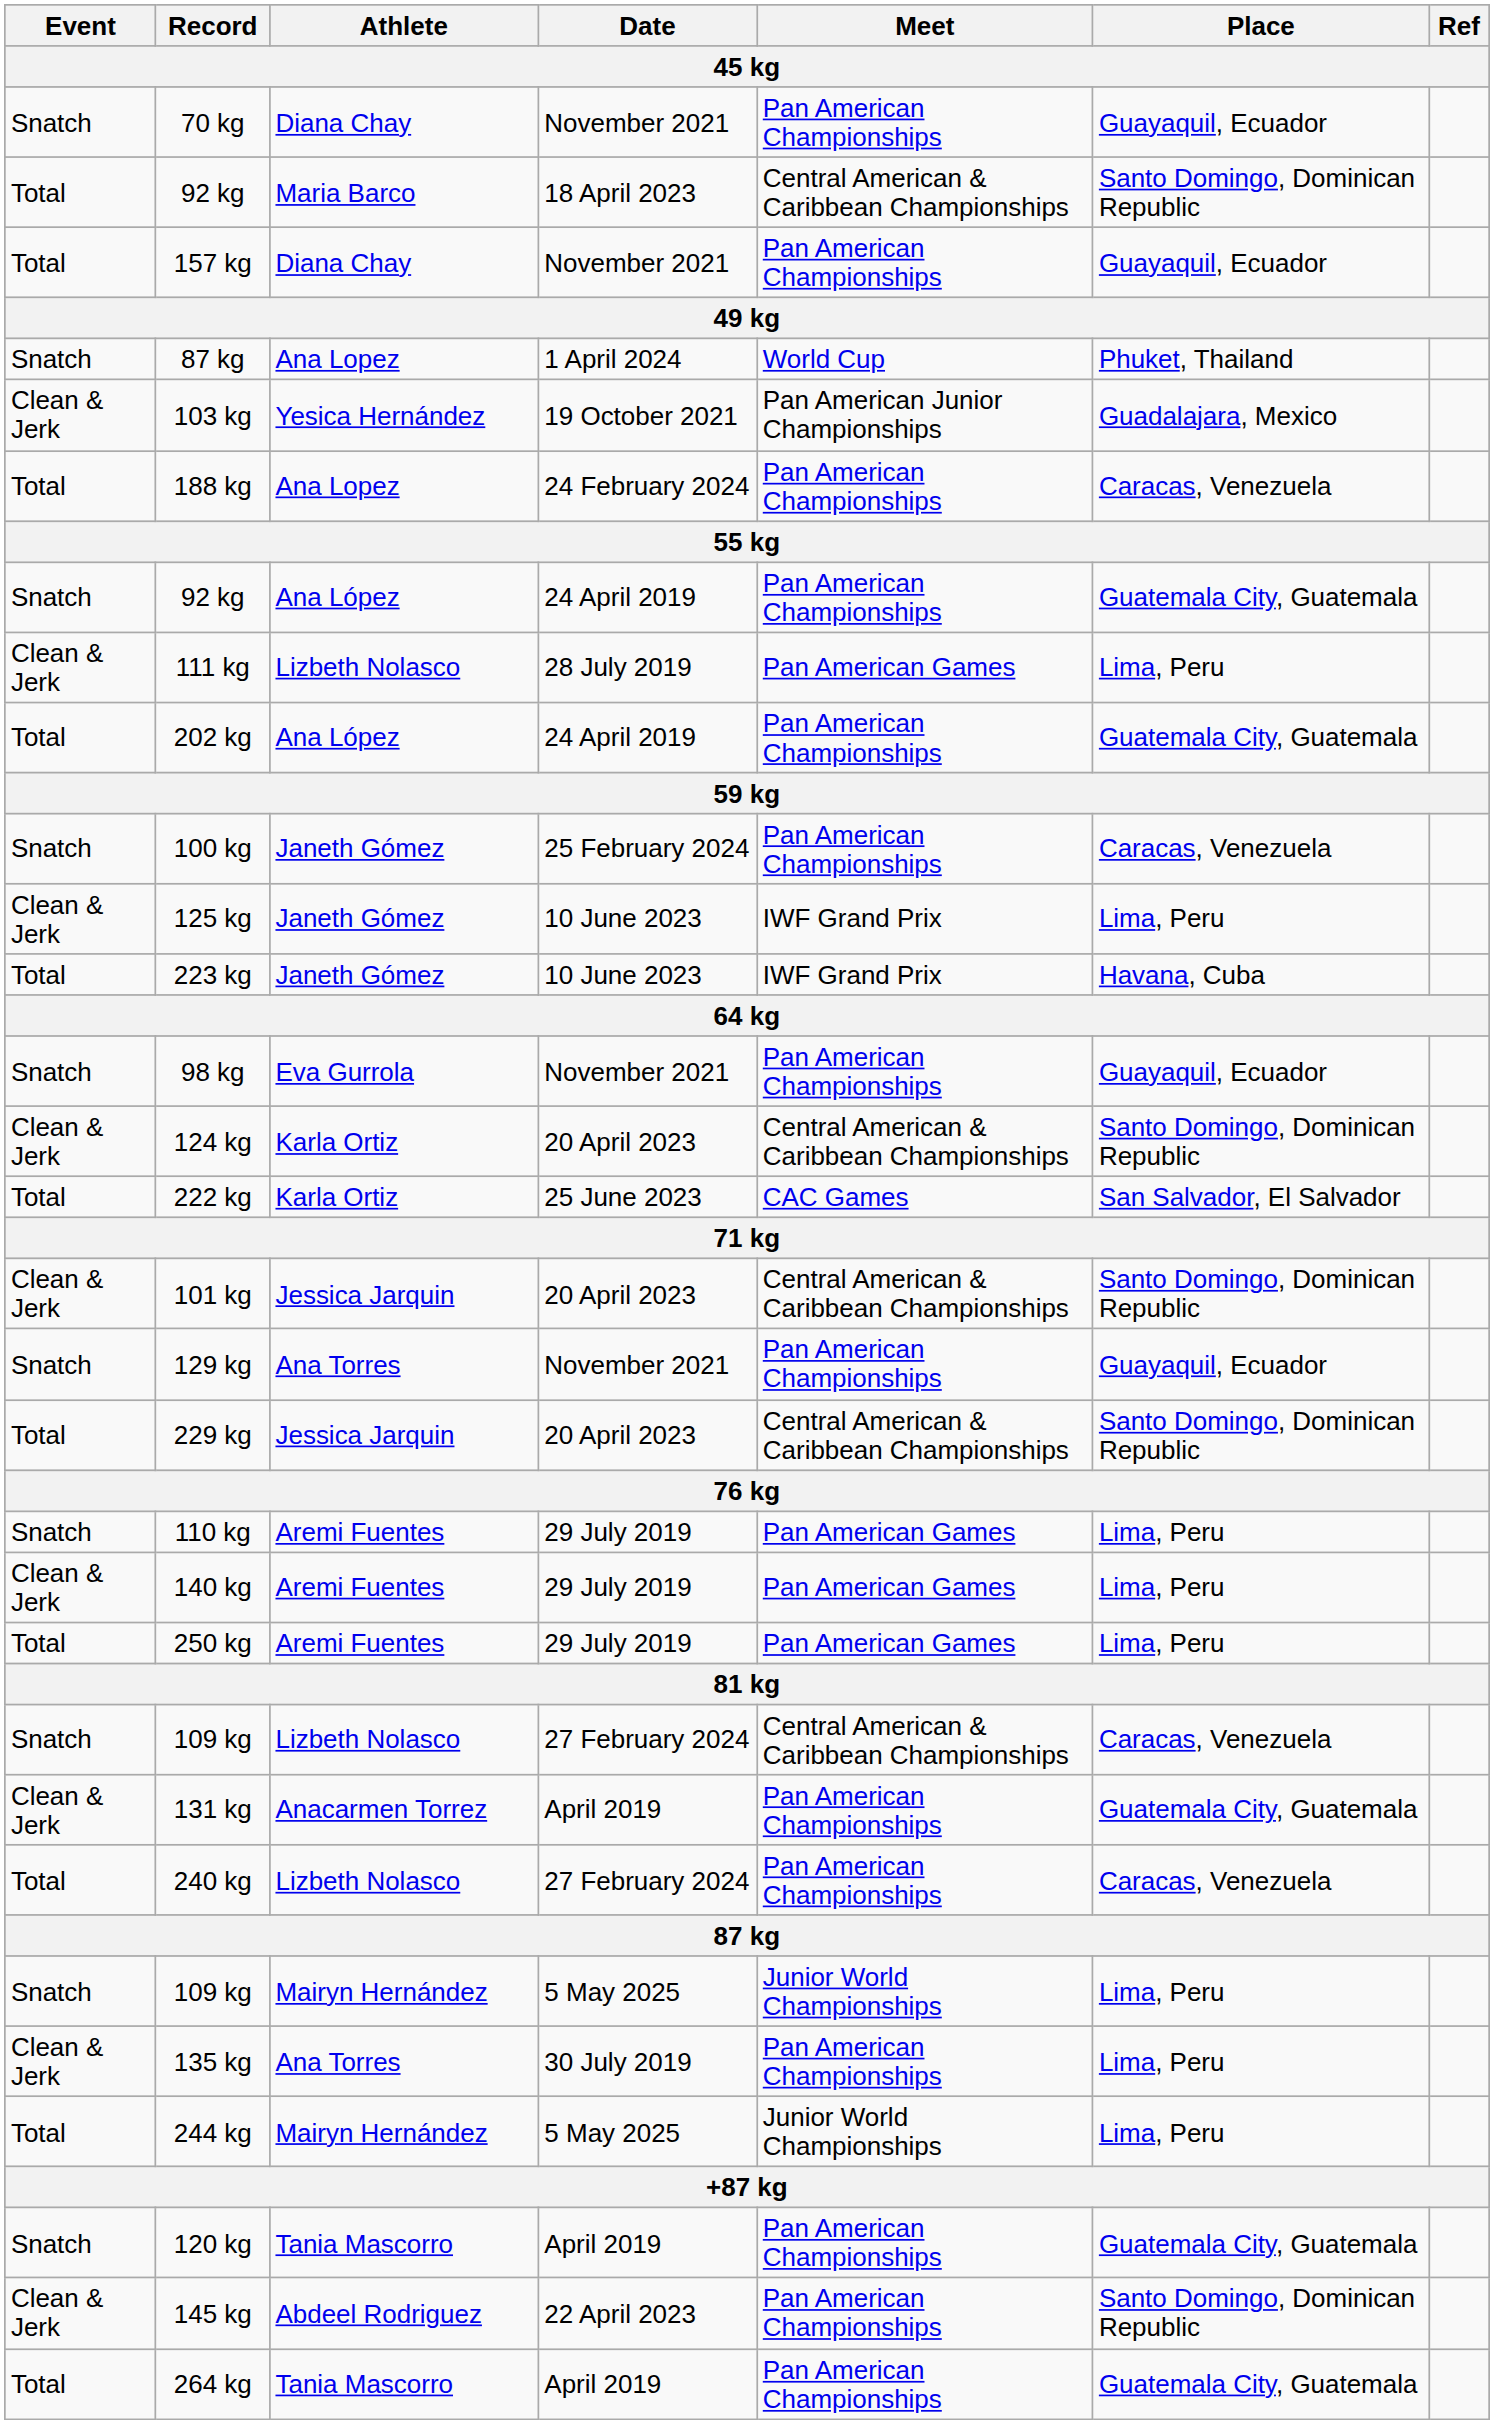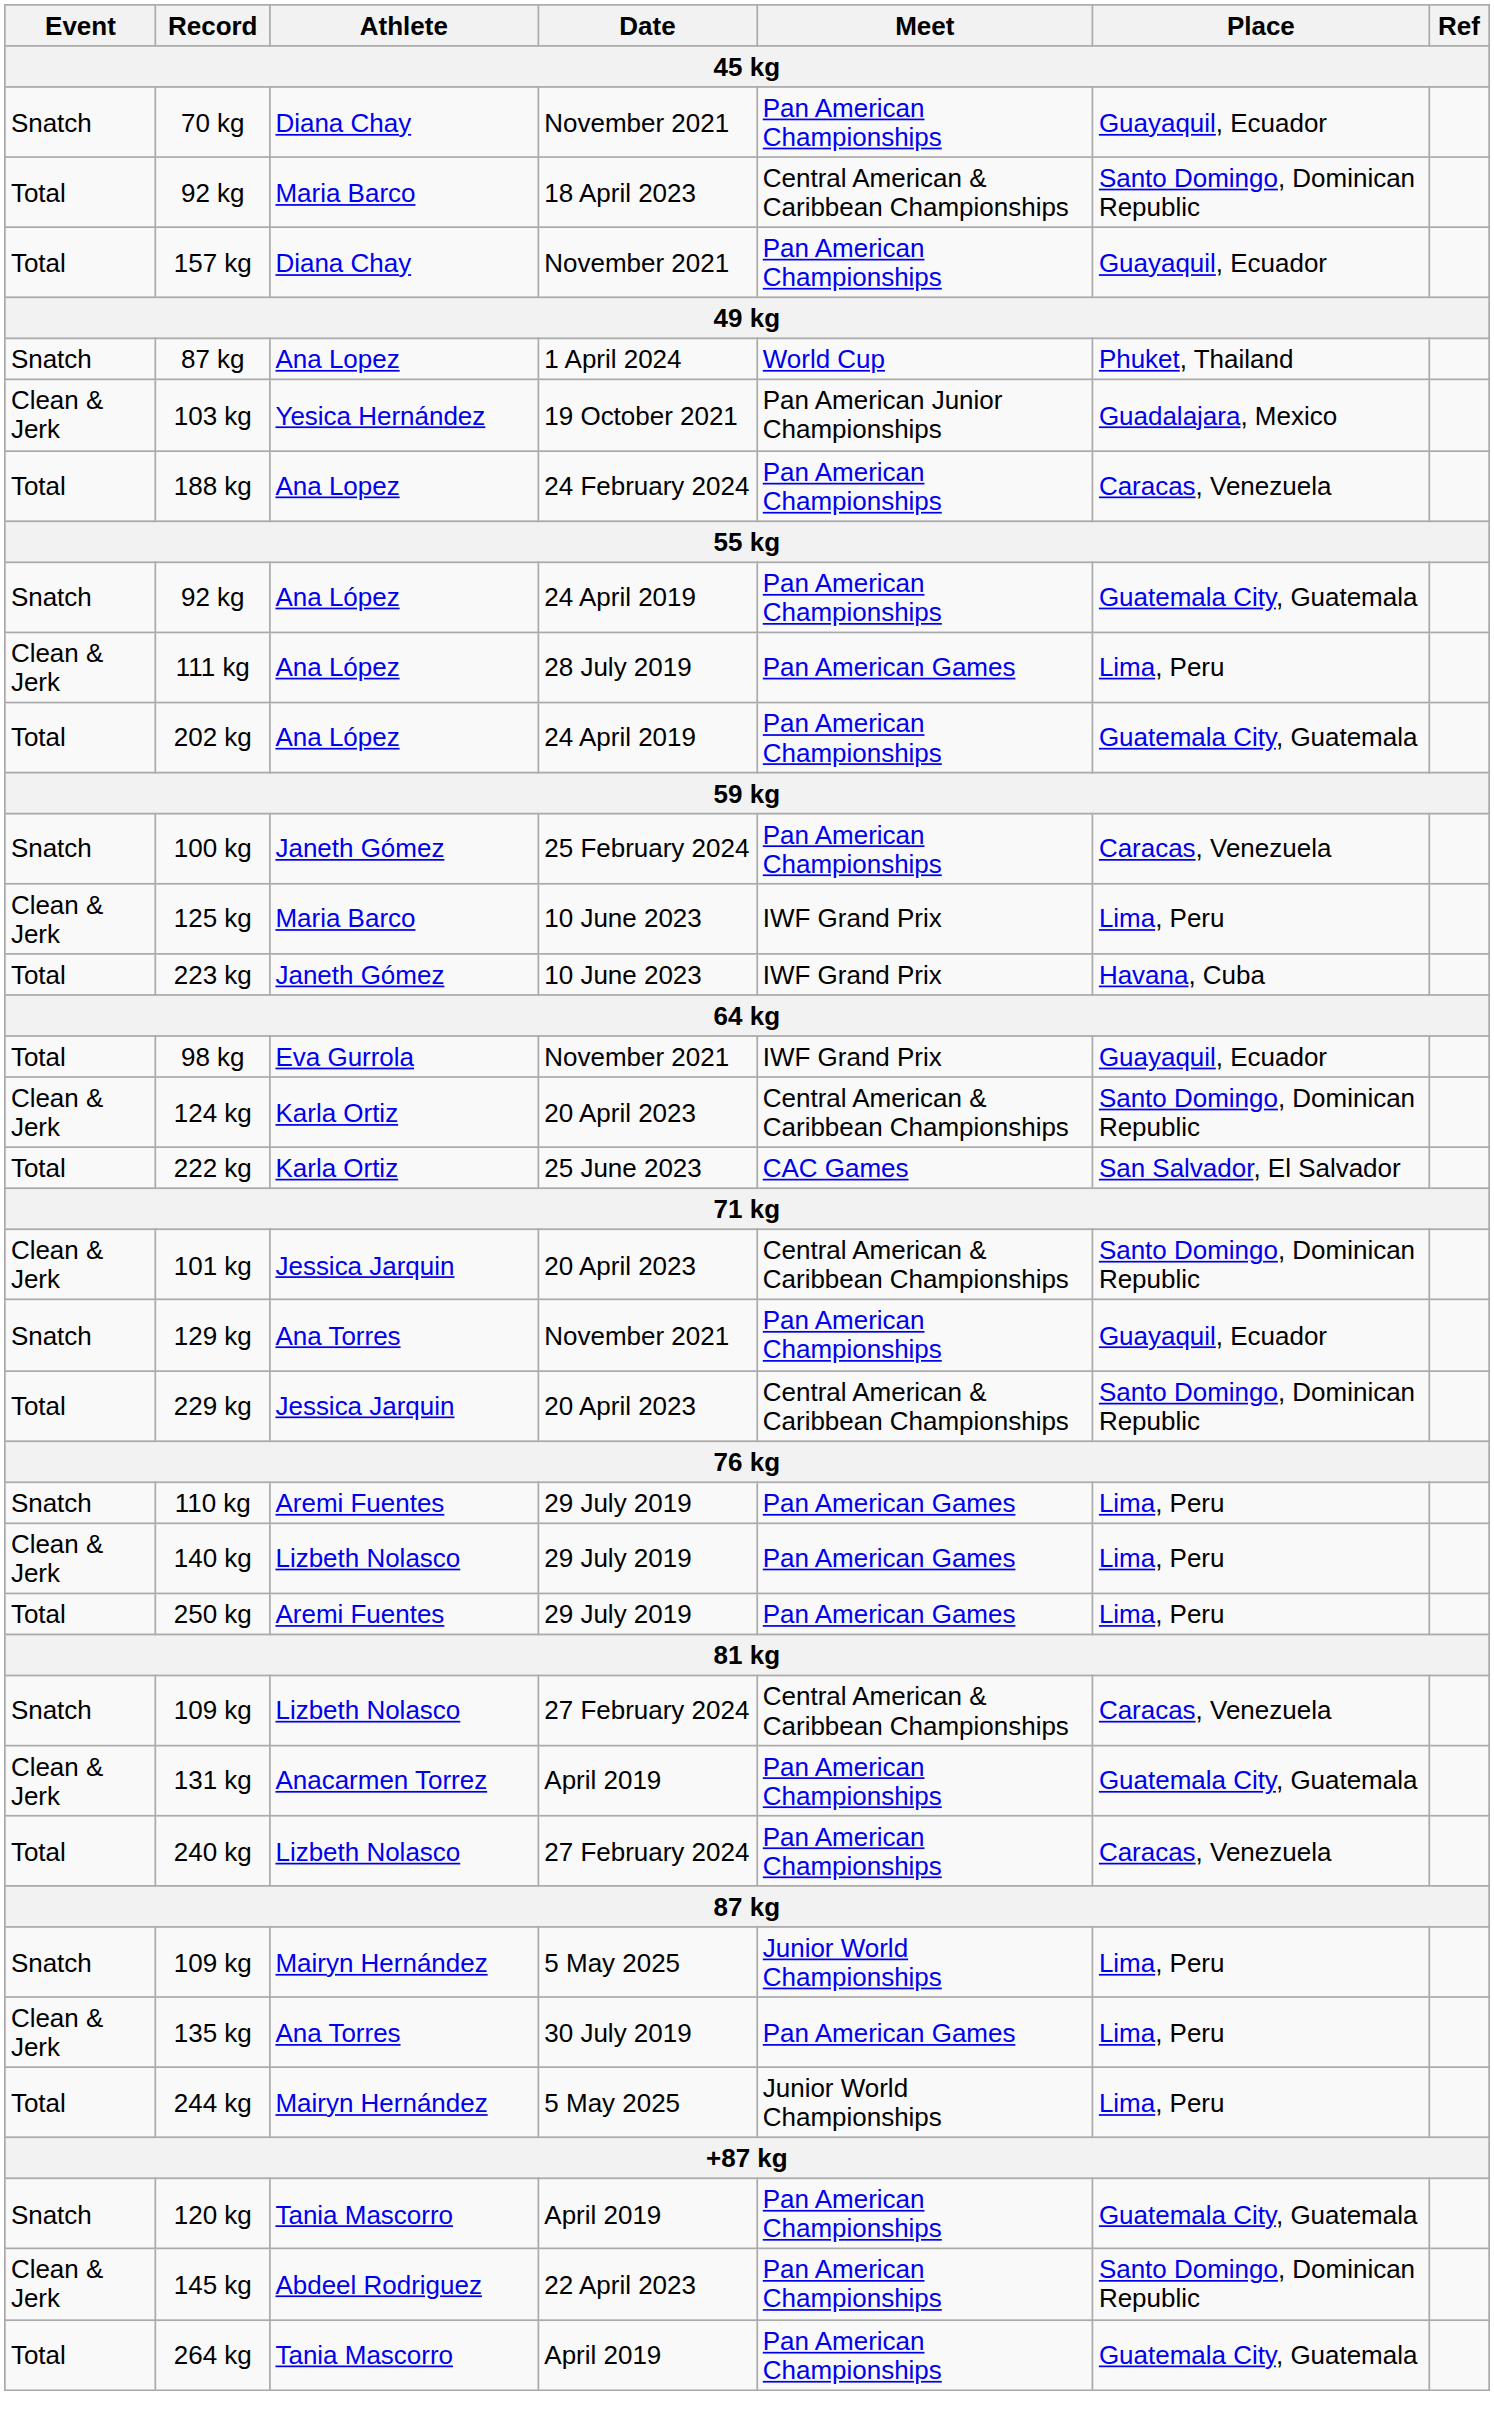(368, 667) Lizbeth Nolasco -> (338, 667) Ana López
(360, 919) Janeth Gómez -> (345, 919) Maria Barco
(51, 1071) Snatch -> (38, 1057) Total
(852, 1071) Pan American Championships -> (852, 1057) IWF Grand Prix
(360, 1587) Aremi Fuentes -> (368, 1558) Lizbeth Nolasco
(852, 2062) Pan American Championships -> (889, 2033) Pan American Games
